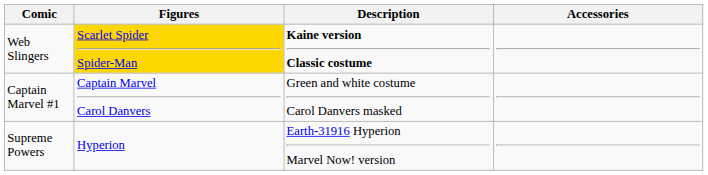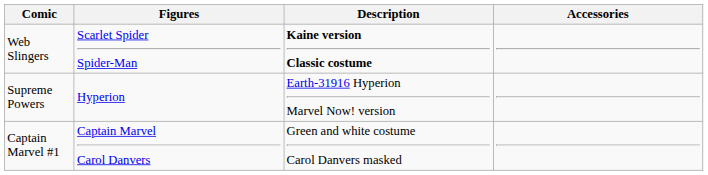(179, 48) gold background -> (179, 48) no background
rows swapped: (30, 145) <-> (33, 97)
